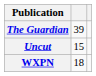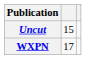- row: (38, 29)
(79, 63) 18 -> (69, 46) 17
